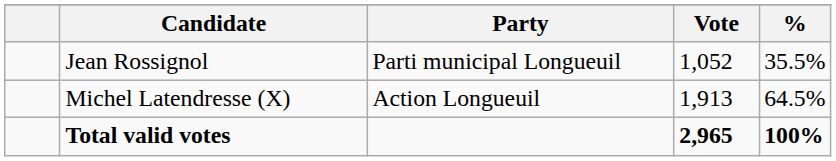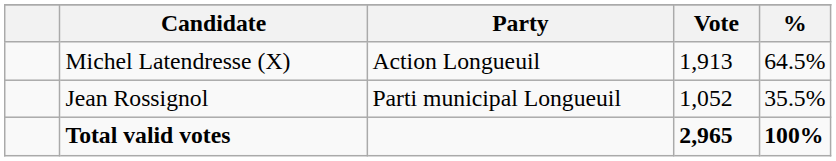rows swapped: (178, 98) <-> (137, 60)
